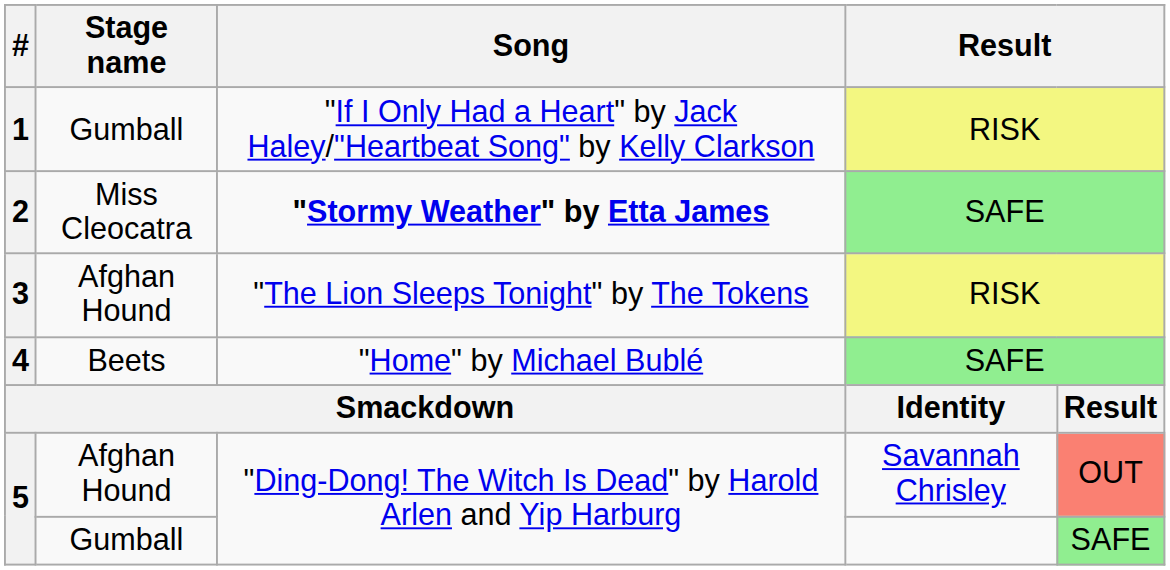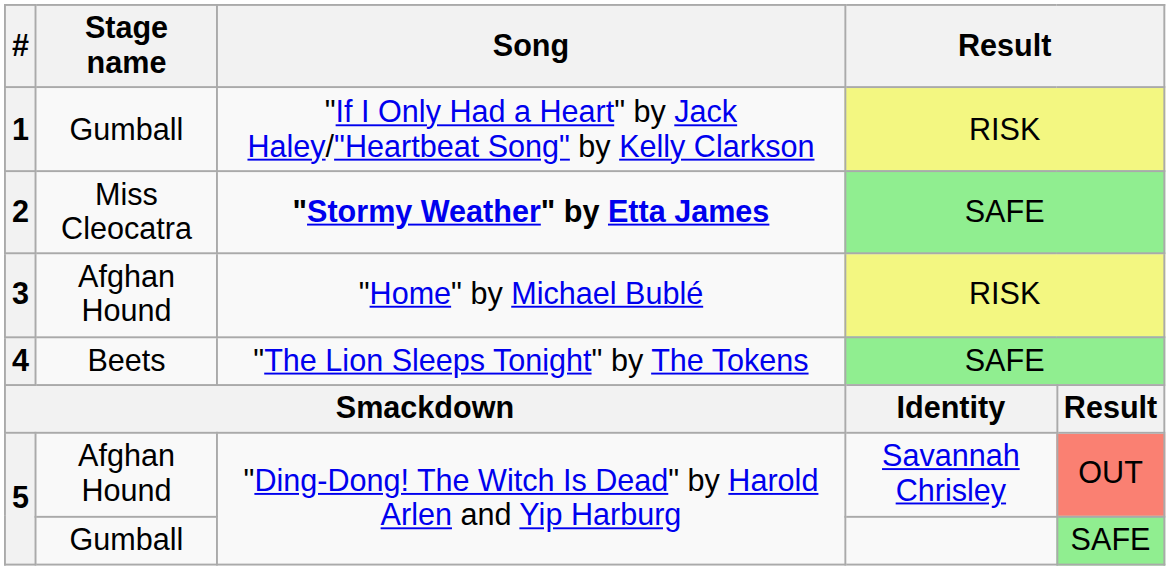(531, 294) "The Lion Sleeps Tonight" by The Tokens -> (531, 294) "Home" by Michael Bublé
(531, 360) "Home" by Michael Bublé -> (531, 360) "The Lion Sleeps Tonight" by The Tokens
